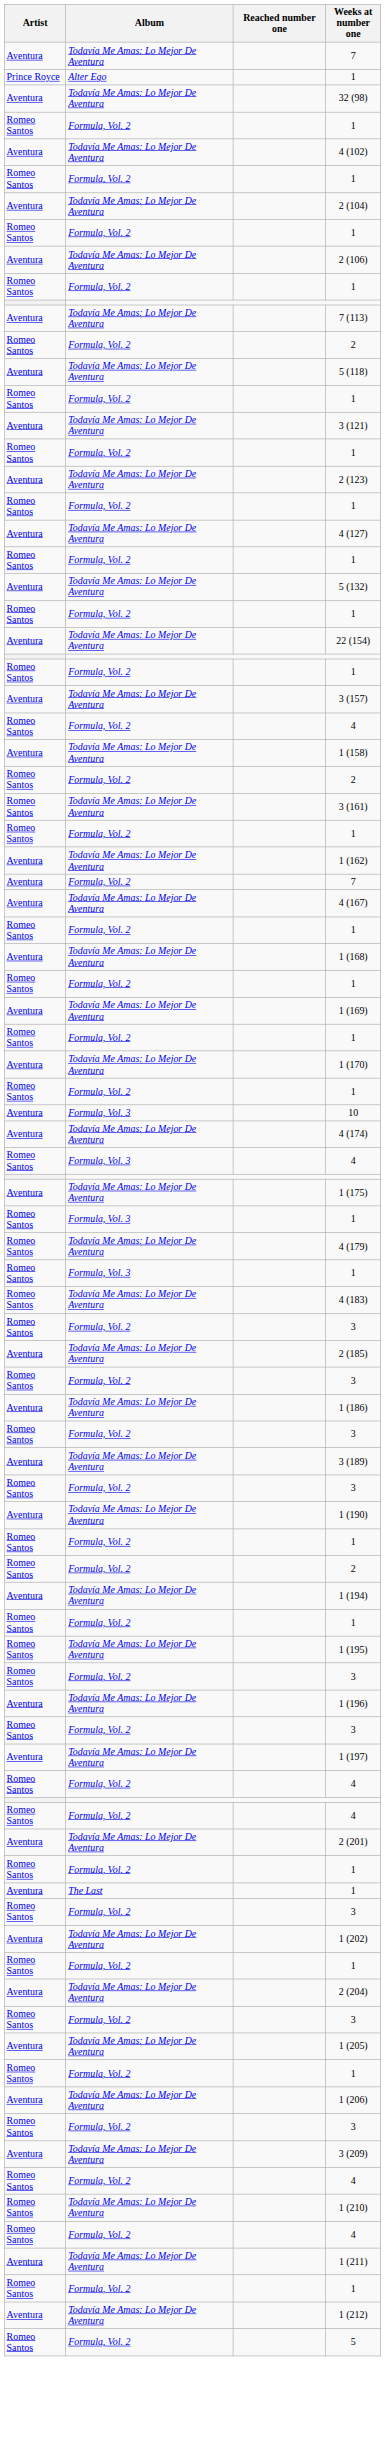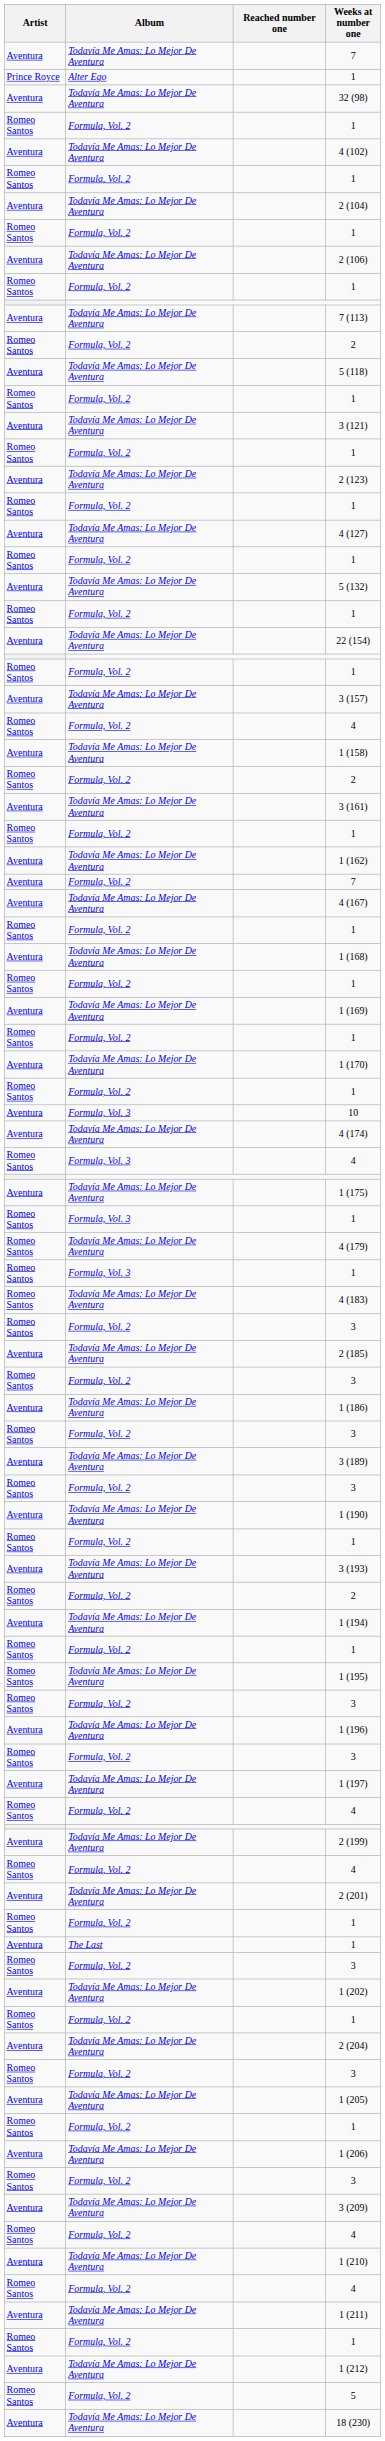(21, 806) Romeo Santos -> (25, 806) Aventura
+ row: (132, 1569)
+ row: (132, 1842)
(21, 2207) Romeo Santos -> (25, 2261) Aventura
+ row: (132, 2423)
